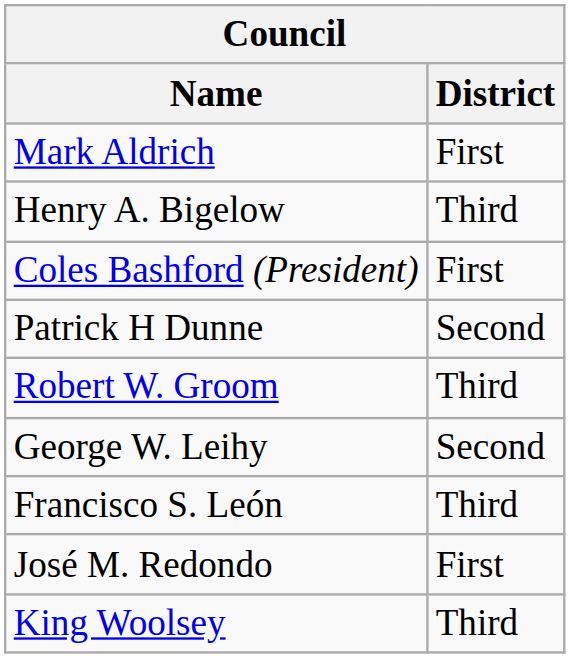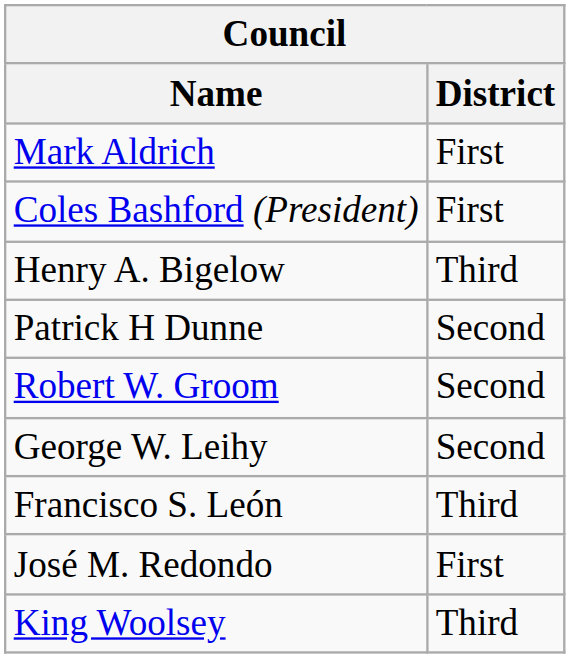rows swapped: (216, 269) <-> (149, 210)
(477, 387) Third -> (490, 387) Second
